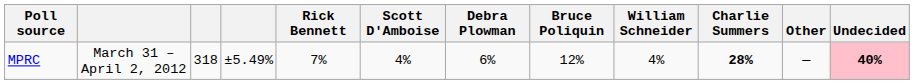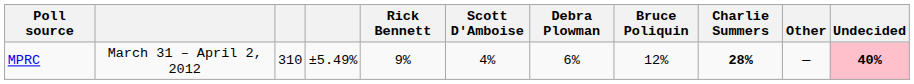- column: (656, 23)
(206, 61) 318 -> (290, 61) 310
(318, 61) 7% -> (403, 61) 9%
